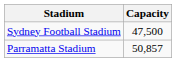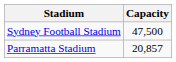(147, 48) 50,857 -> (147, 48) 20,857
